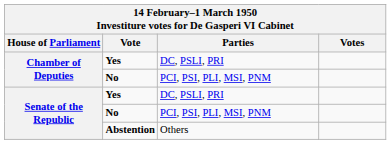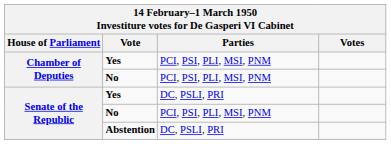(192, 60) DC, PSLI, PRI -> (215, 60) PCI, PSI, PLI, MSI, PNM
(174, 130) Others -> (192, 130) DC, PSLI, PRI
